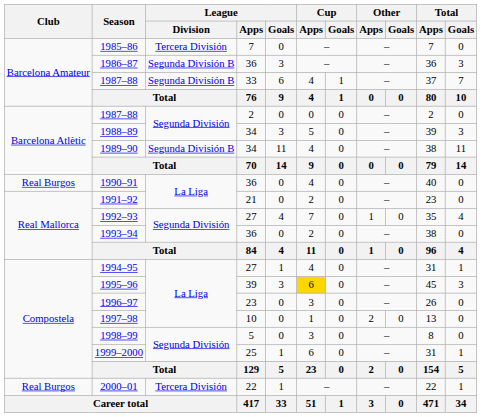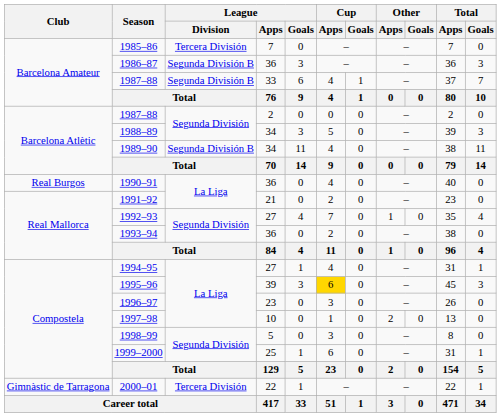(48, 387) Real Burgos -> (58, 387) Gimnàstic de Tarragona
